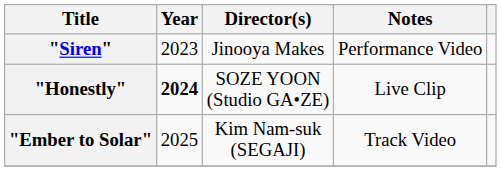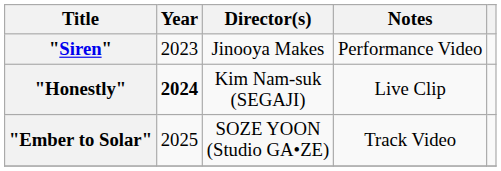(268, 89) SOZE YOON (Studio GA•ZE) -> (268, 89) Kim Nam-suk (SEGAJI)
(268, 140) Kim Nam-suk (SEGAJI) -> (268, 140) SOZE YOON (Studio GA•ZE)
